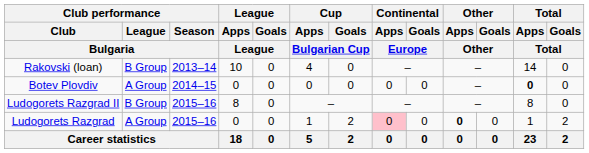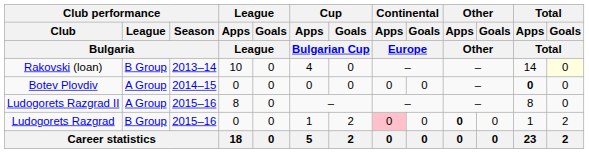(565, 67) no background -> (565, 67) lightyellow background
(146, 103) B Group -> (146, 103) A Group
(146, 121) A Group -> (146, 121) B Group
